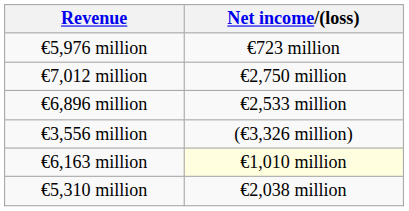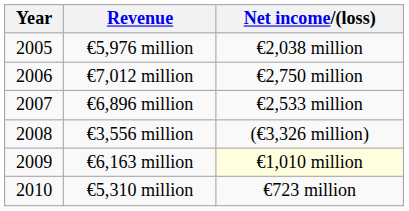+ column: (34, 18)
(293, 47) €723 million -> (310, 47) €2,038 million
(293, 190) €2,038 million -> (310, 190) €723 million
